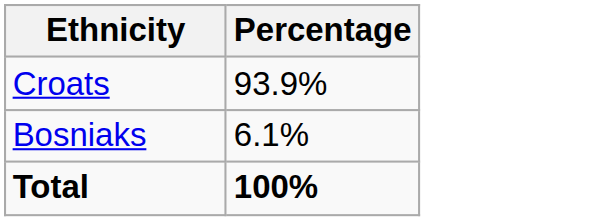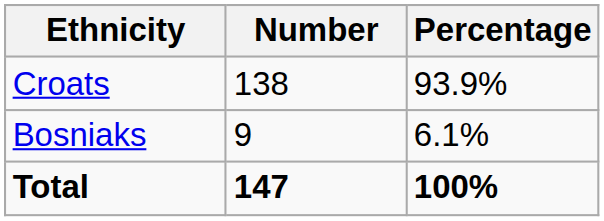+ column: (316, 30)
